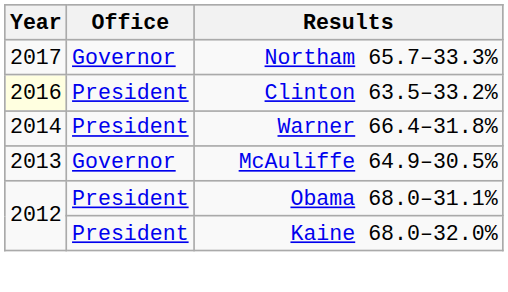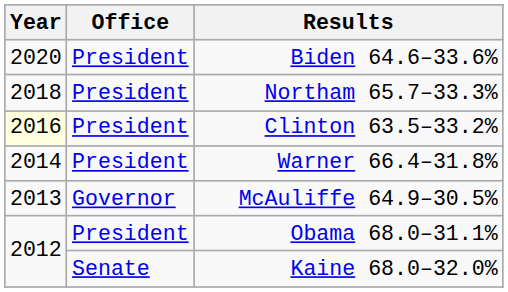+ row: (394, 58)
(36, 58) 2017 -> (36, 93) 2018
(124, 58) Governor -> (130, 93) President
(130, 233) President -> (111, 269) Senate
